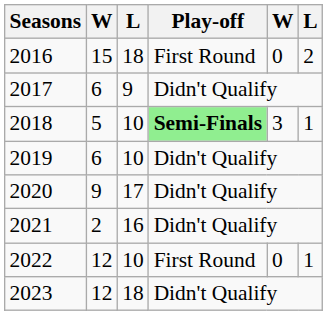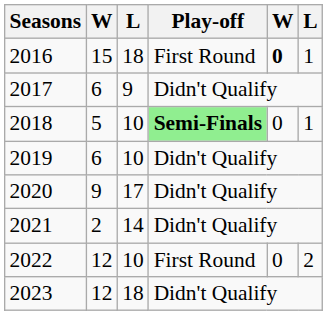(277, 55) normal -> (277, 55) bold
(309, 55) 2 -> (309, 55) 1
(277, 123) 3 -> (277, 123) 0
(133, 225) 16 -> (133, 225) 14
(309, 259) 1 -> (309, 259) 2
